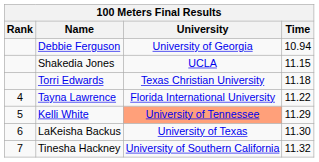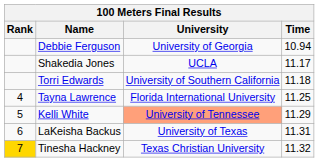(298, 64) 11.15 -> (298, 64) 11.17
(203, 81) Texas Christian University -> (203, 81) University of Southern California
(298, 98) 11.22 -> (298, 98) 11.25
(298, 132) 11.30 -> (298, 132) 11.31
(20, 149) no background -> (20, 149) gold background
(203, 149) University of Southern California -> (203, 149) Texas Christian University
